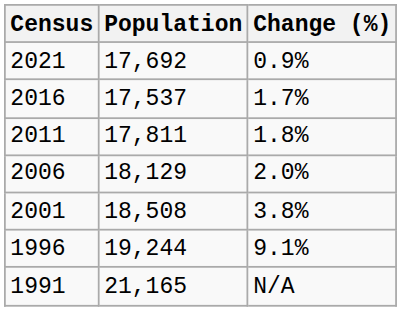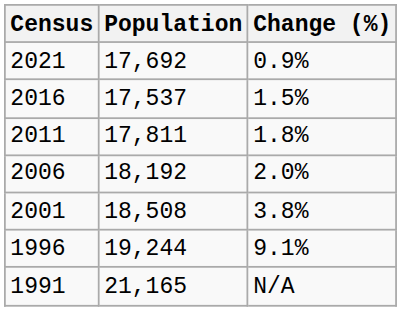(281, 99) 1.7% -> (281, 99) 1.5%
(146, 174) 18,129 -> (146, 174) 18,192
